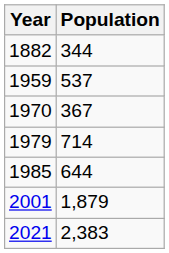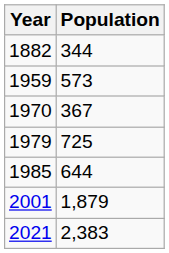(77, 80) 537 -> (77, 80) 573
(77, 141) 714 -> (77, 141) 725
